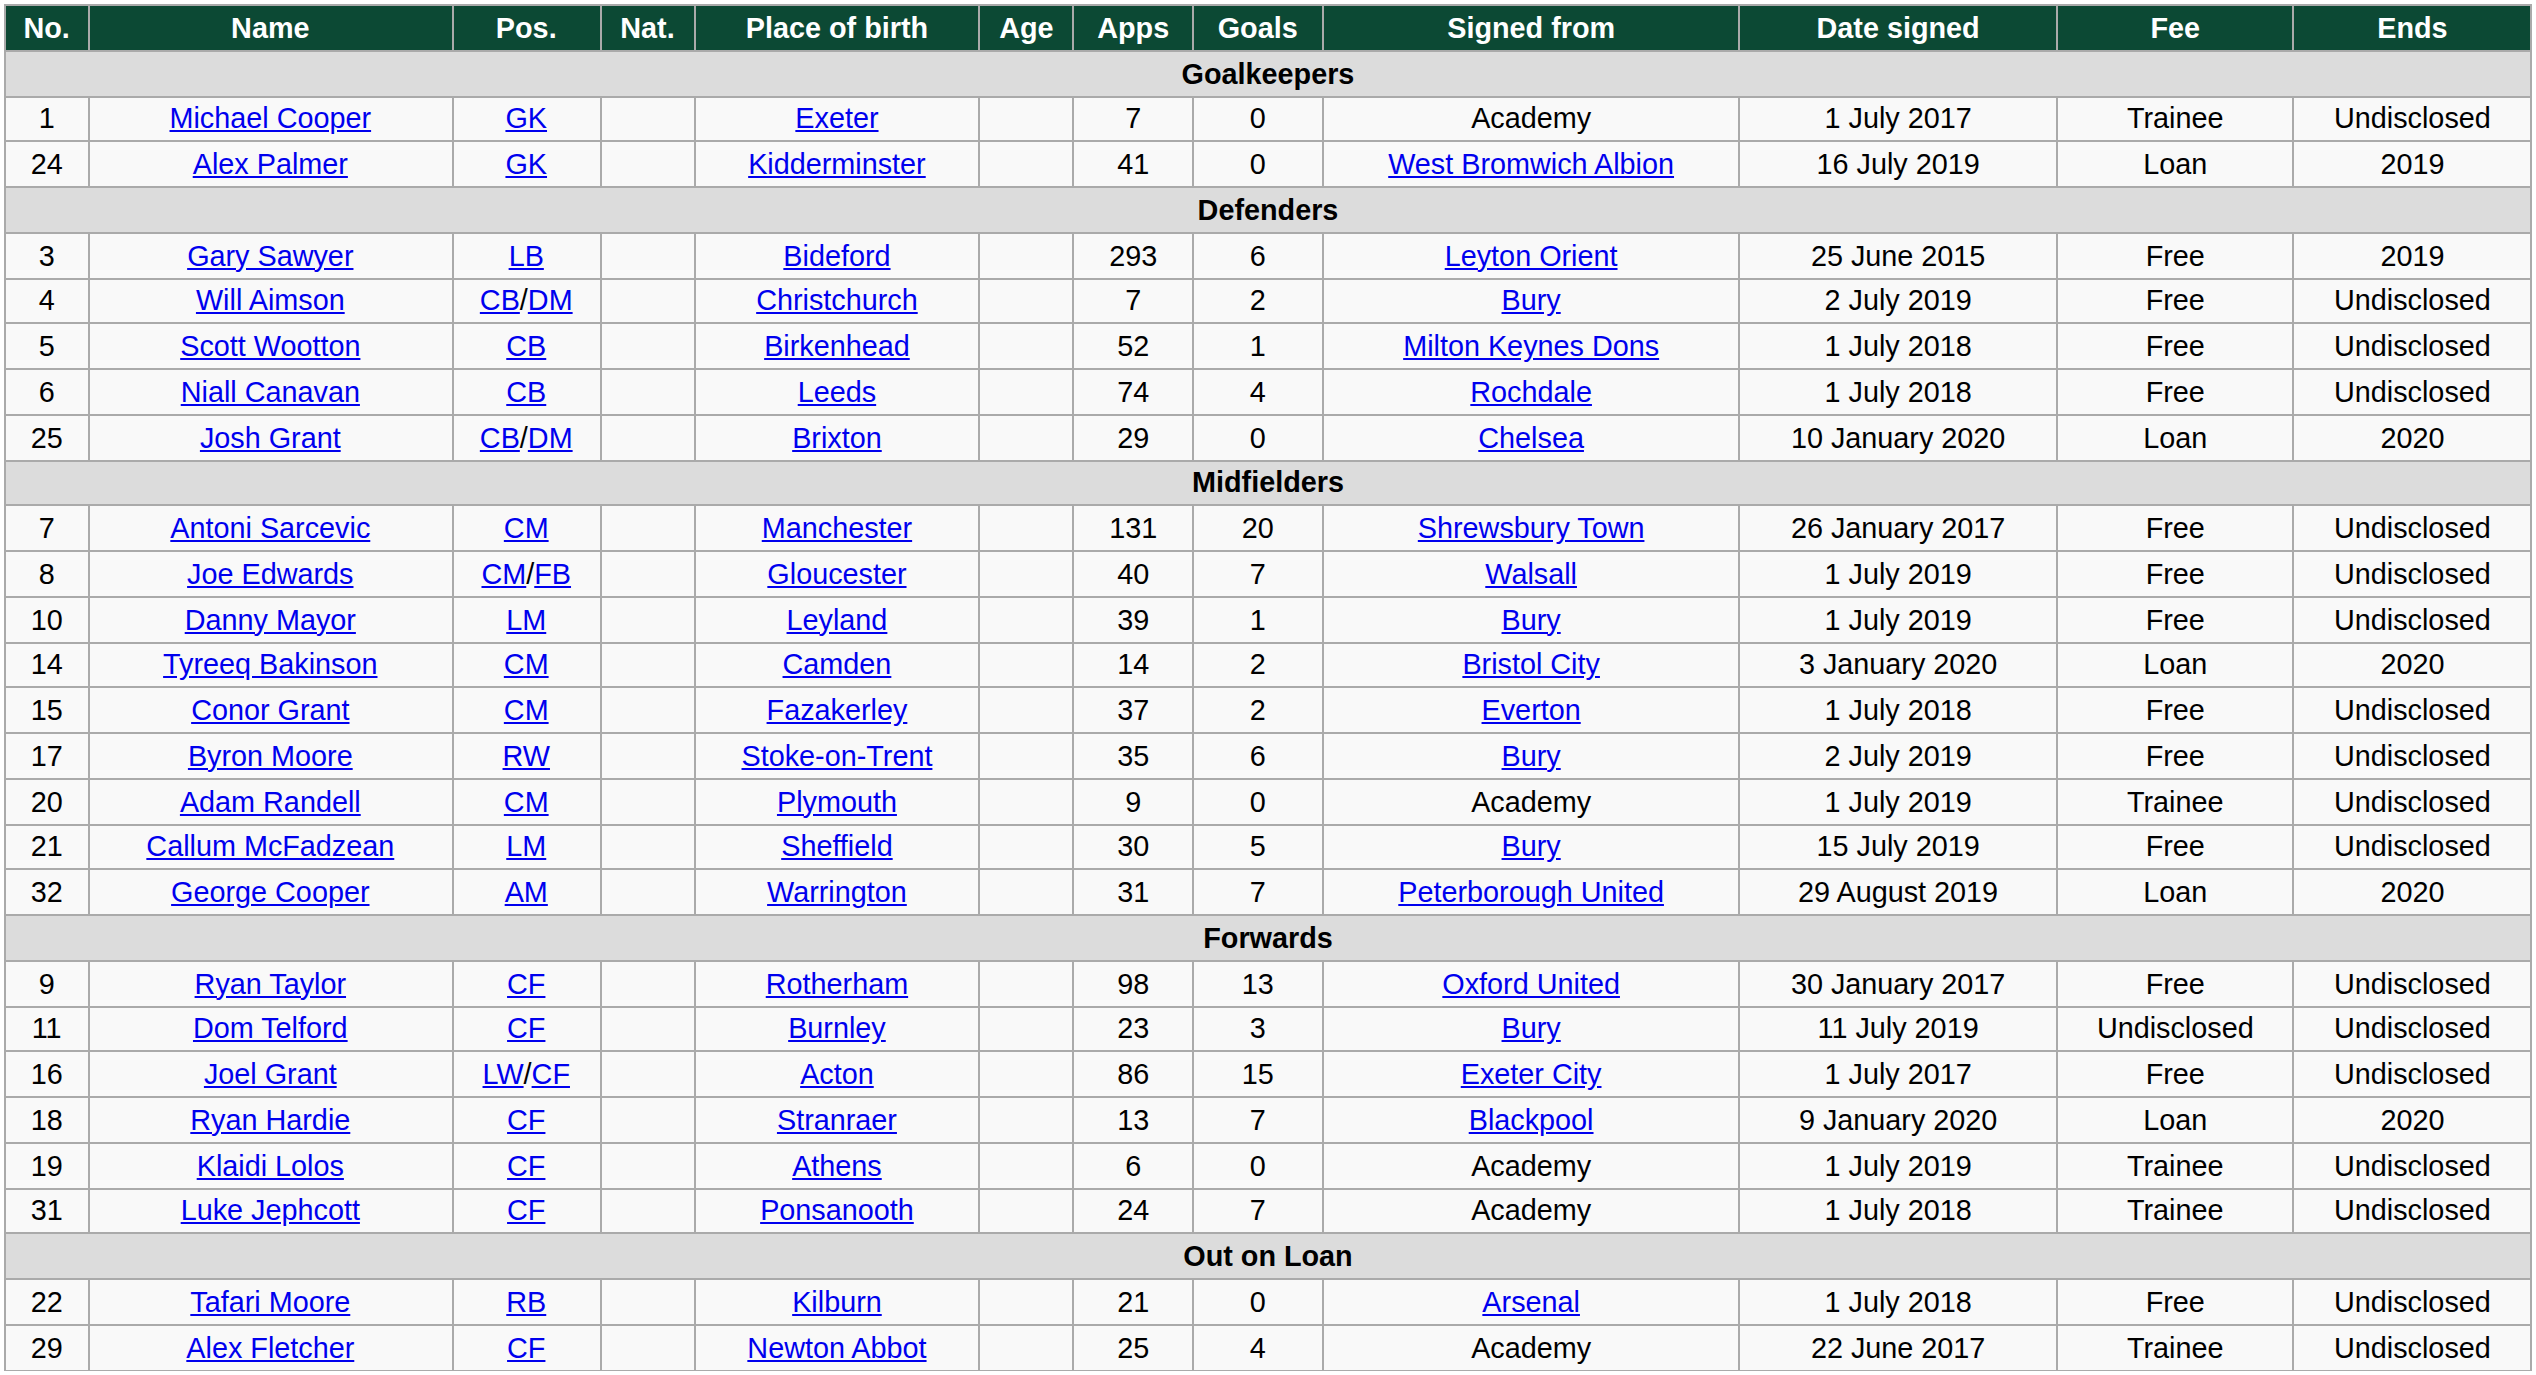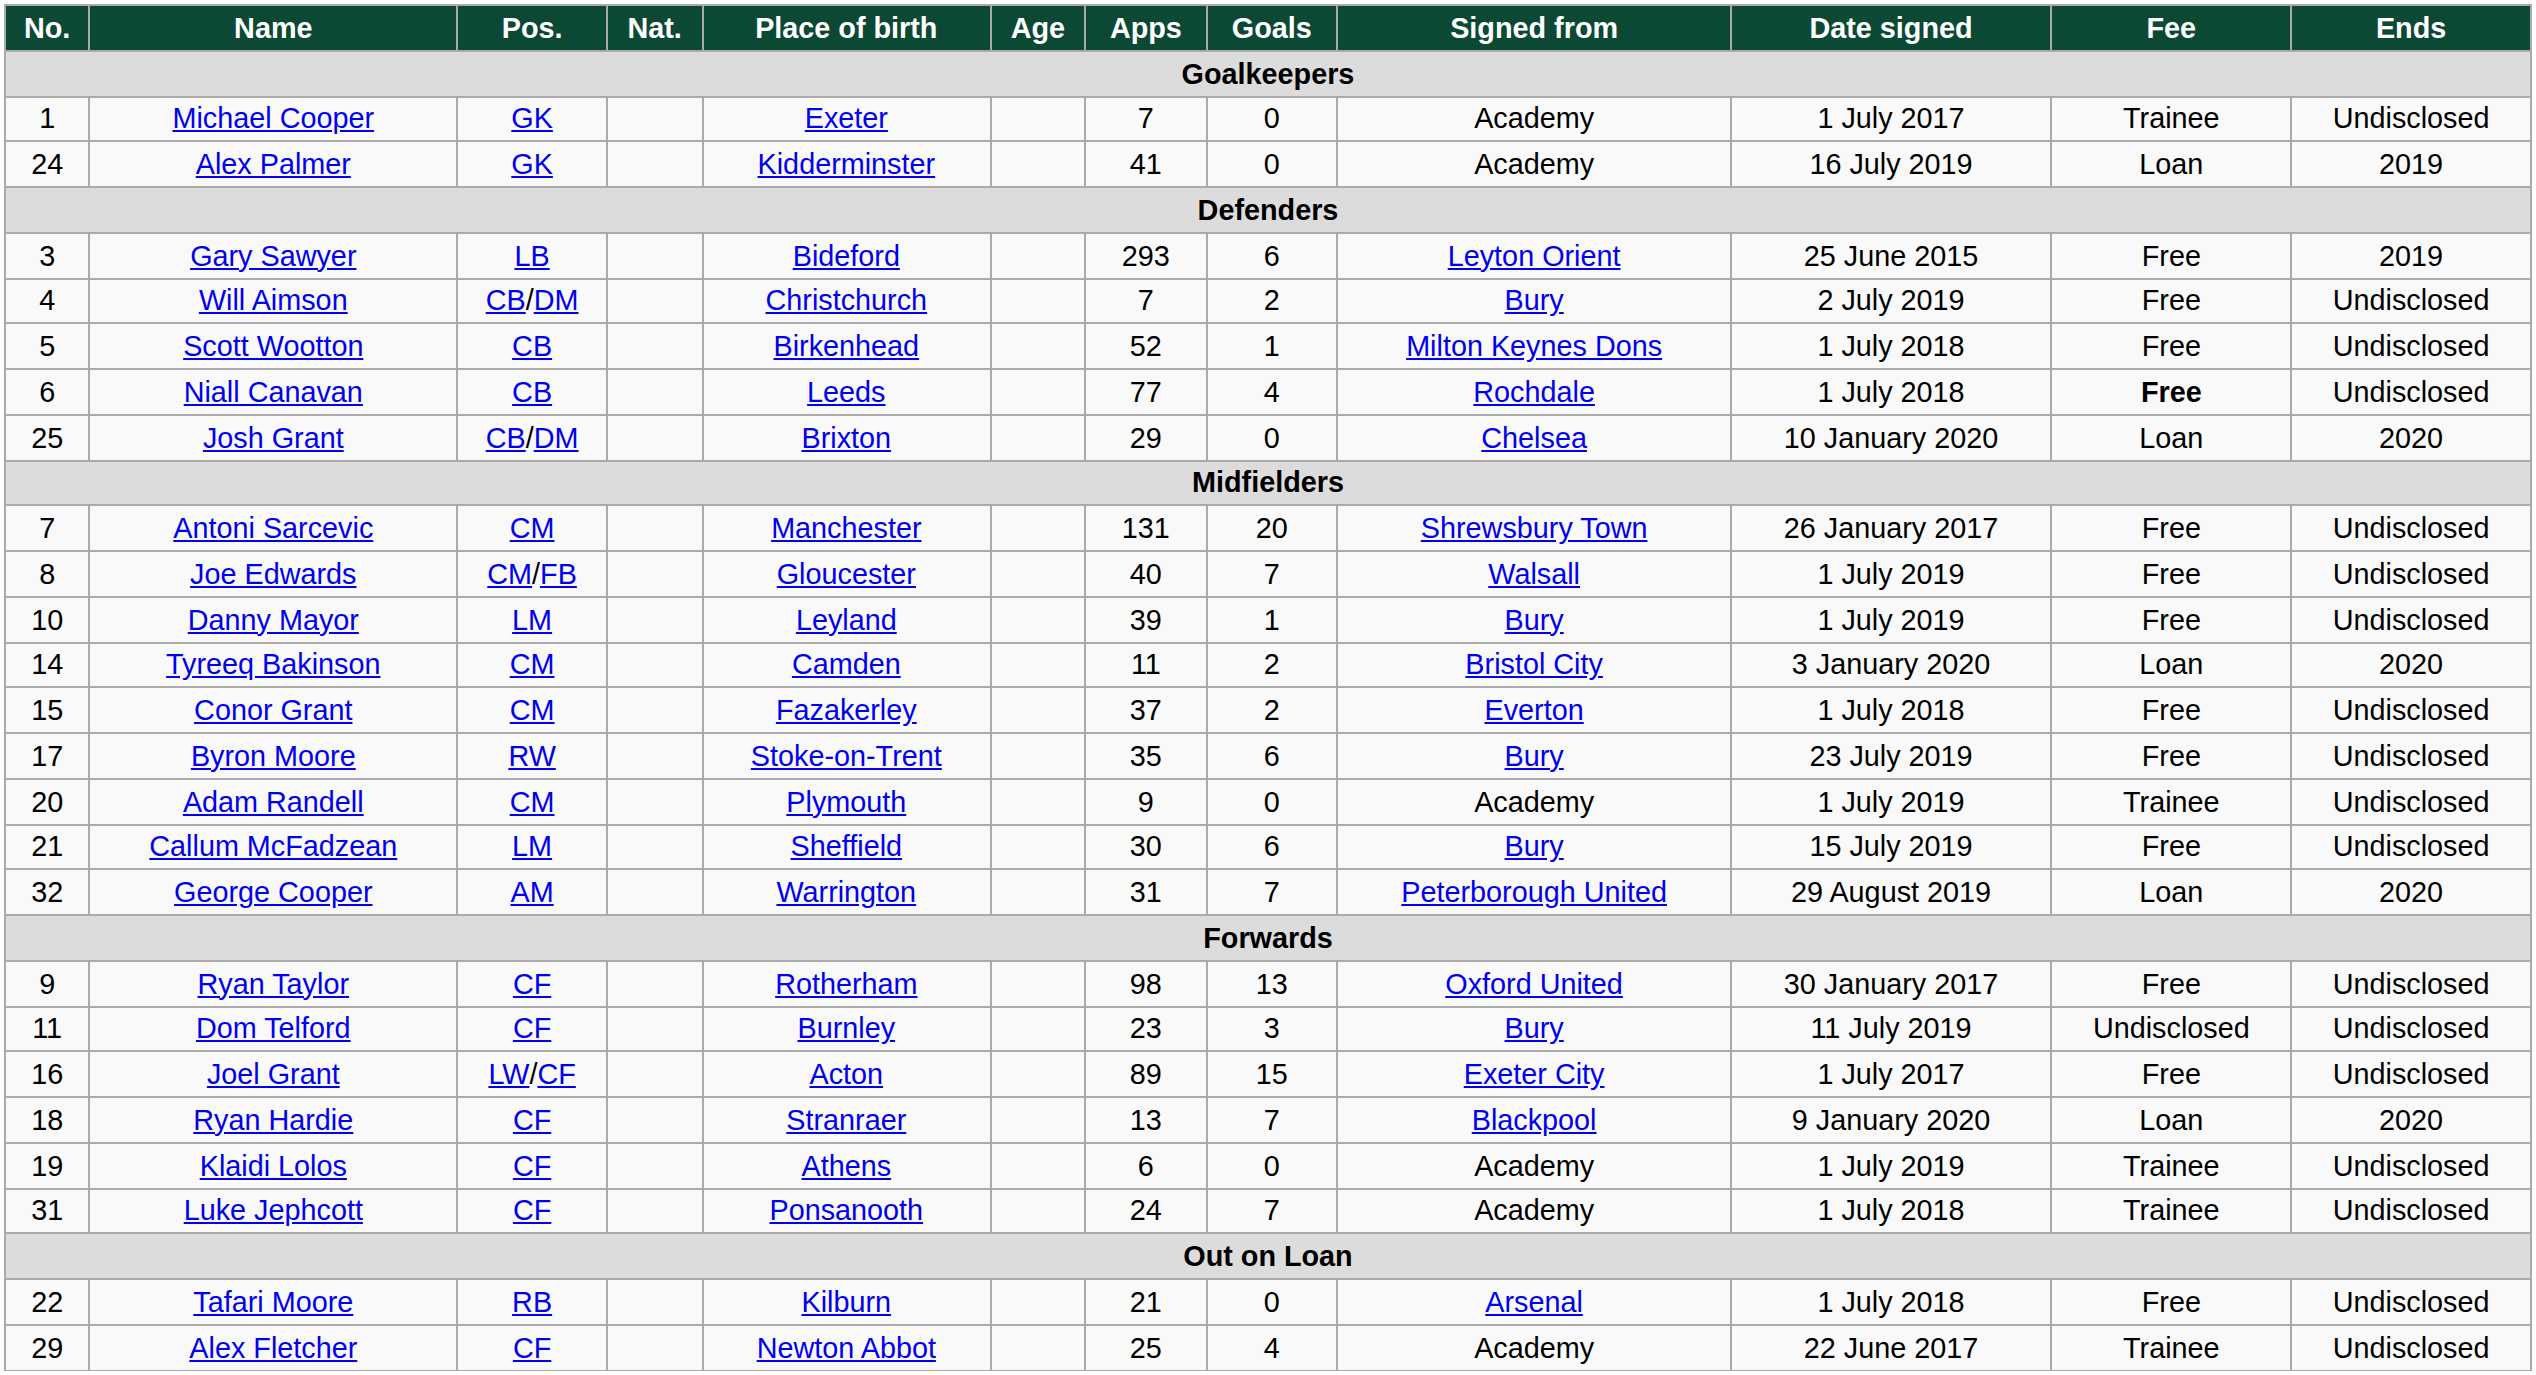(1531, 165) West Bromwich Albion -> (1534, 165) Academy
(1133, 392) 74 -> (1146, 392) 77
(2175, 392) normal -> (2171, 392) bold
(1133, 665) 14 -> (1146, 665) 11
(1898, 756) 2 July 2019 -> (1891, 756) 23 July 2019
(1258, 847) 5 -> (1272, 847) 6
(1133, 1075) 86 -> (1146, 1075) 89
